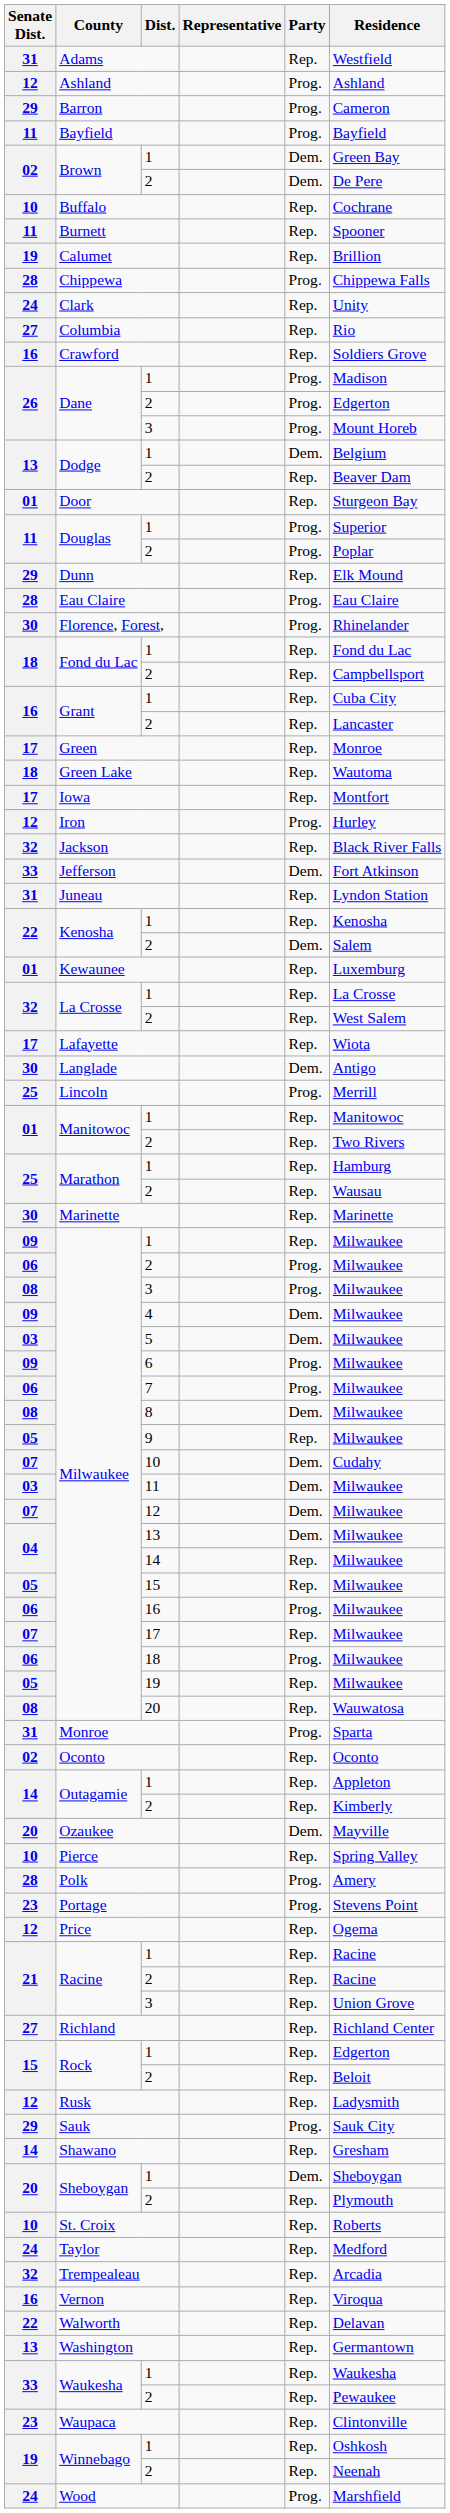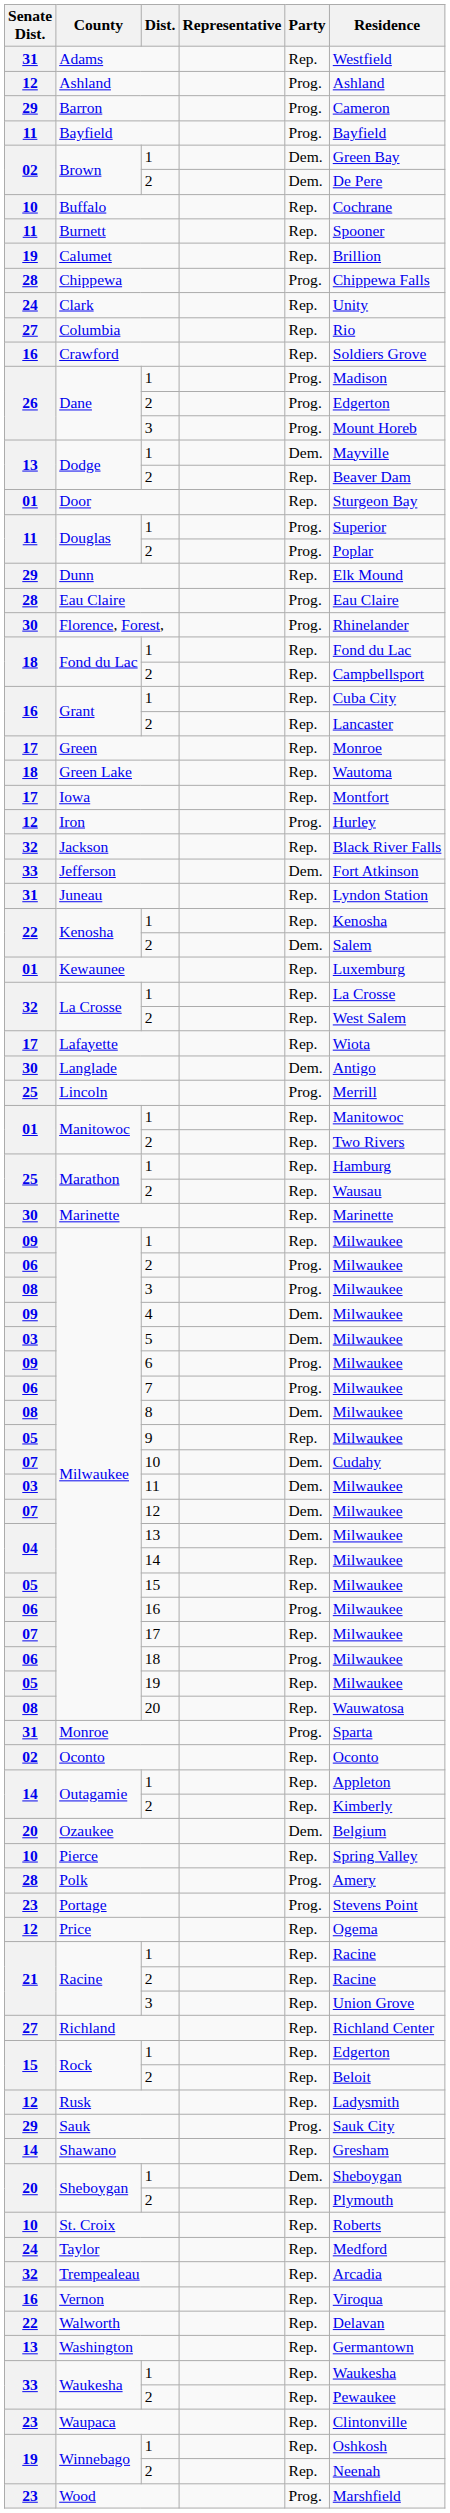(359, 452) Belgium -> (361, 452) Mayville
(361, 1831) Mayville -> (359, 1831) Belgium
(30, 2495) 24 -> (30, 2495) 23
